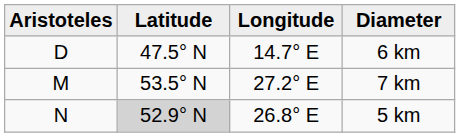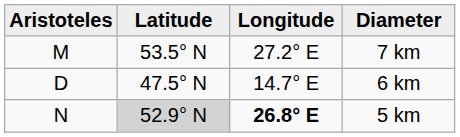rows swapped: (399, 52) <-> (399, 83)
(286, 115) normal -> (286, 115) bold
